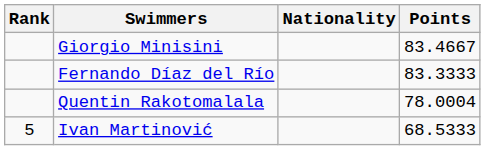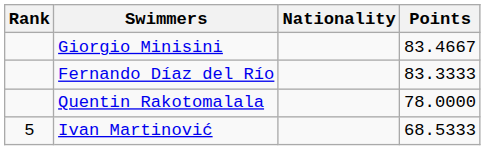(440, 103) 78.0004 -> (440, 103) 78.0000
